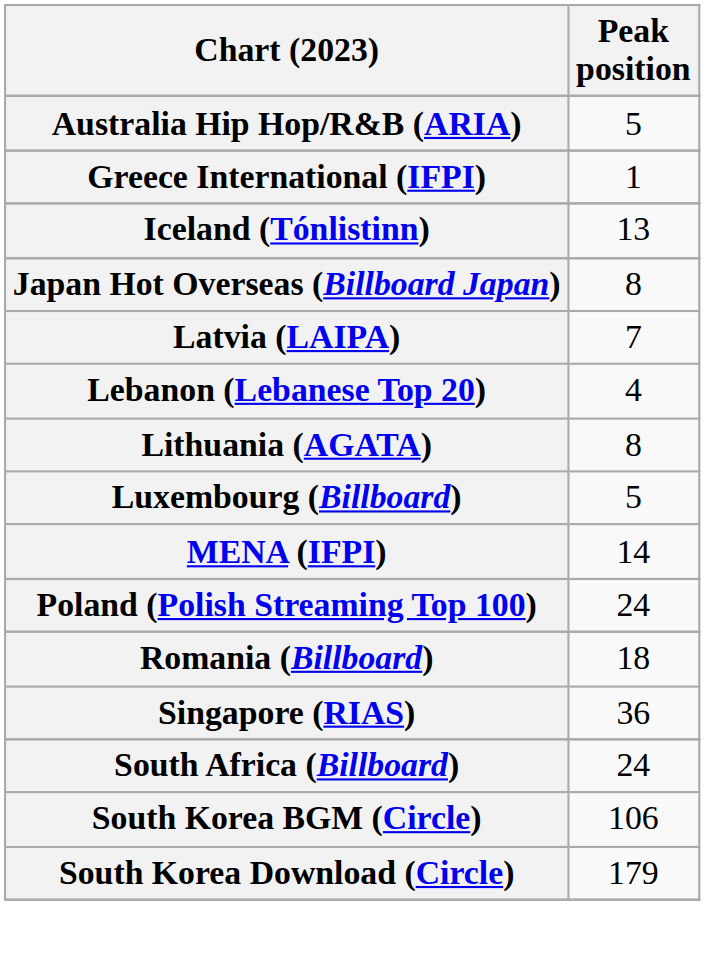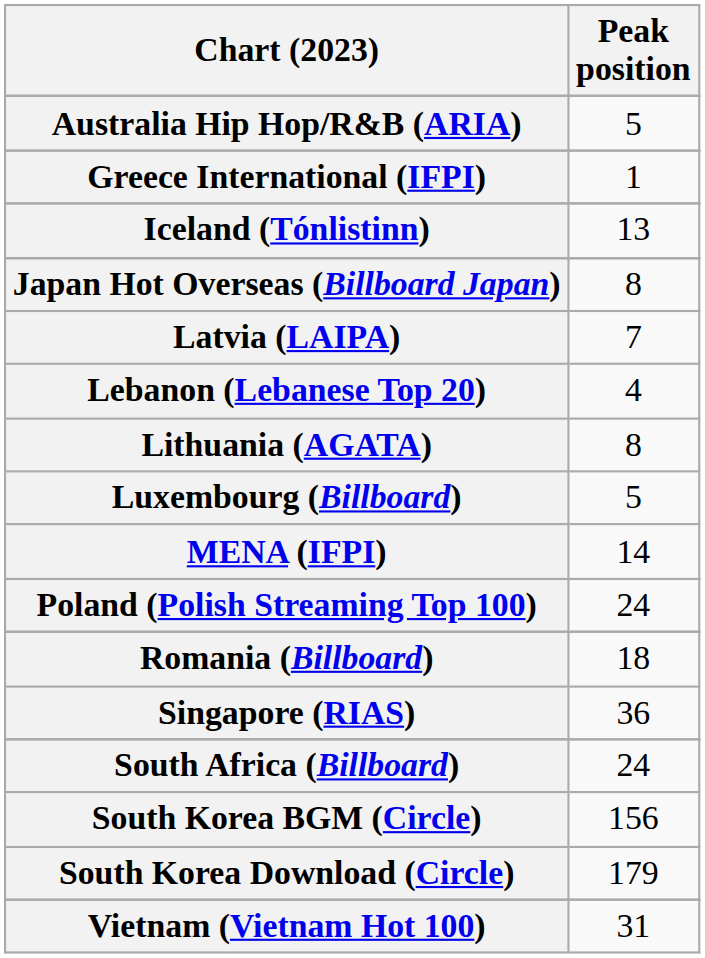(633, 818) 106 -> (633, 818) 156
+ row: (287, 925)
